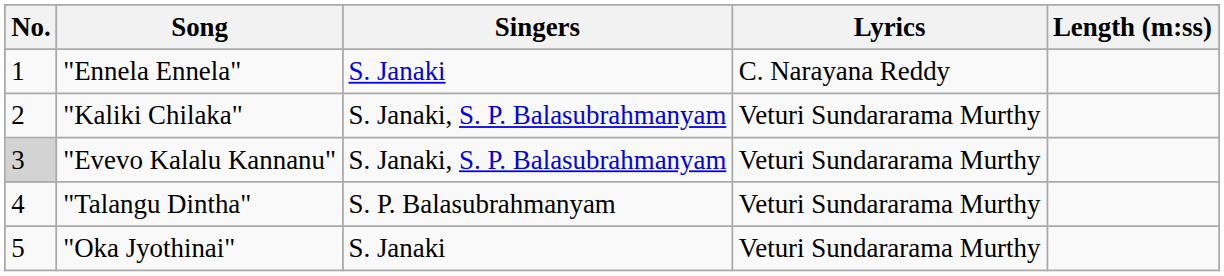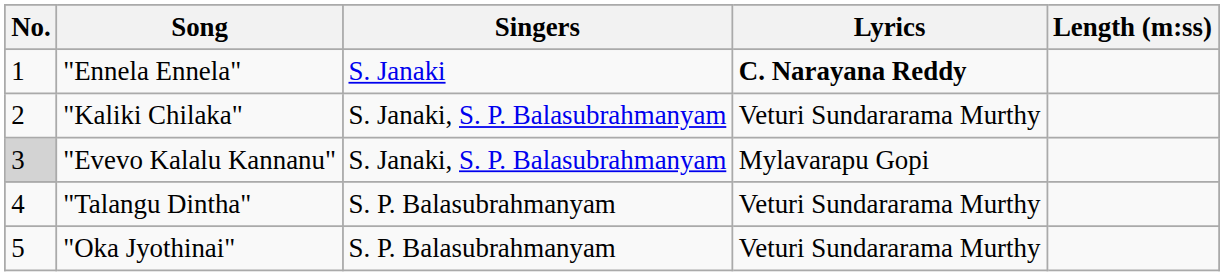(844, 71) normal -> (853, 71) bold
(890, 159) Veturi Sundararama Murthy -> (834, 159) Mylavarapu Gopi
(397, 248) S. Janaki -> (482, 248) S. P. Balasubrahmanyam
